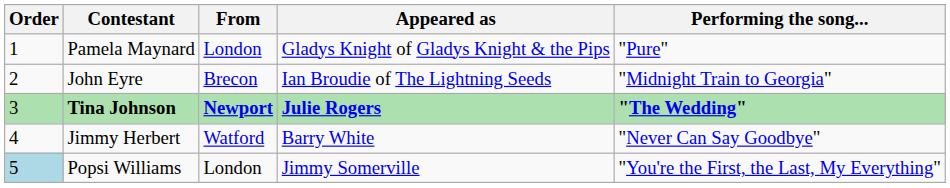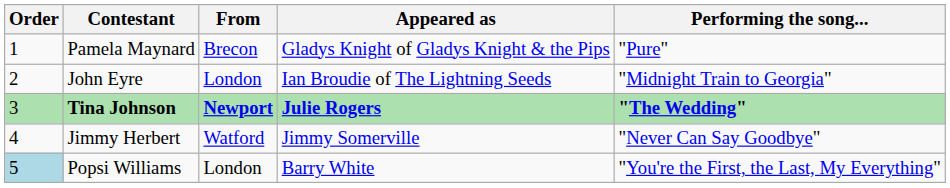(233, 49) London -> (230, 49) Brecon
(230, 78) Brecon -> (233, 78) London
(328, 138) Barry White -> (351, 138) Jimmy Somerville
(351, 167) Jimmy Somerville -> (328, 167) Barry White
